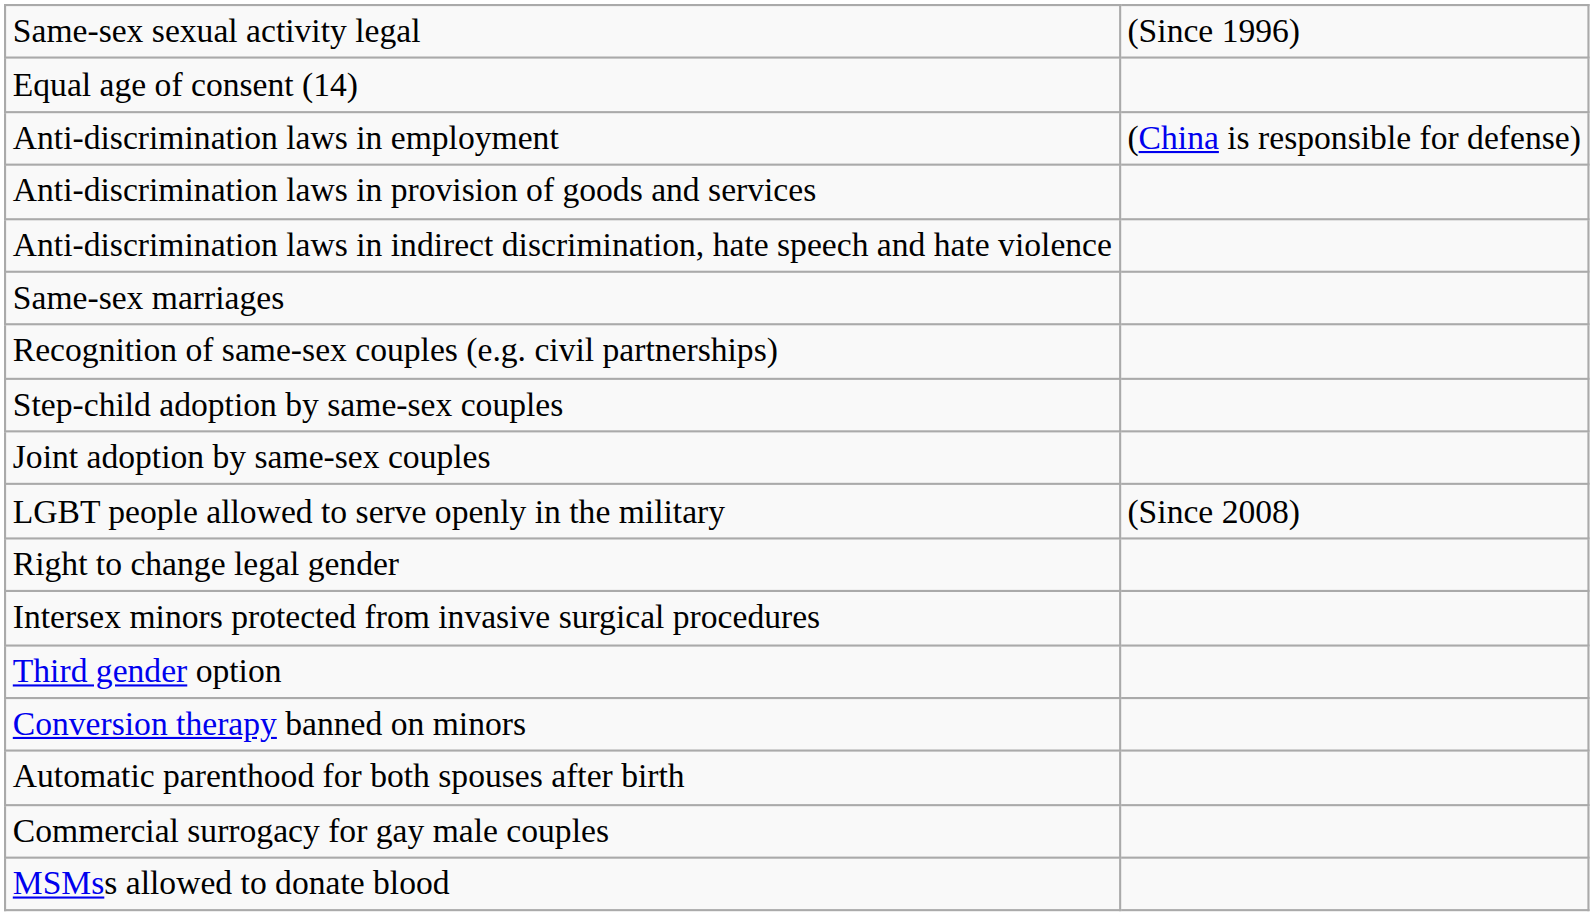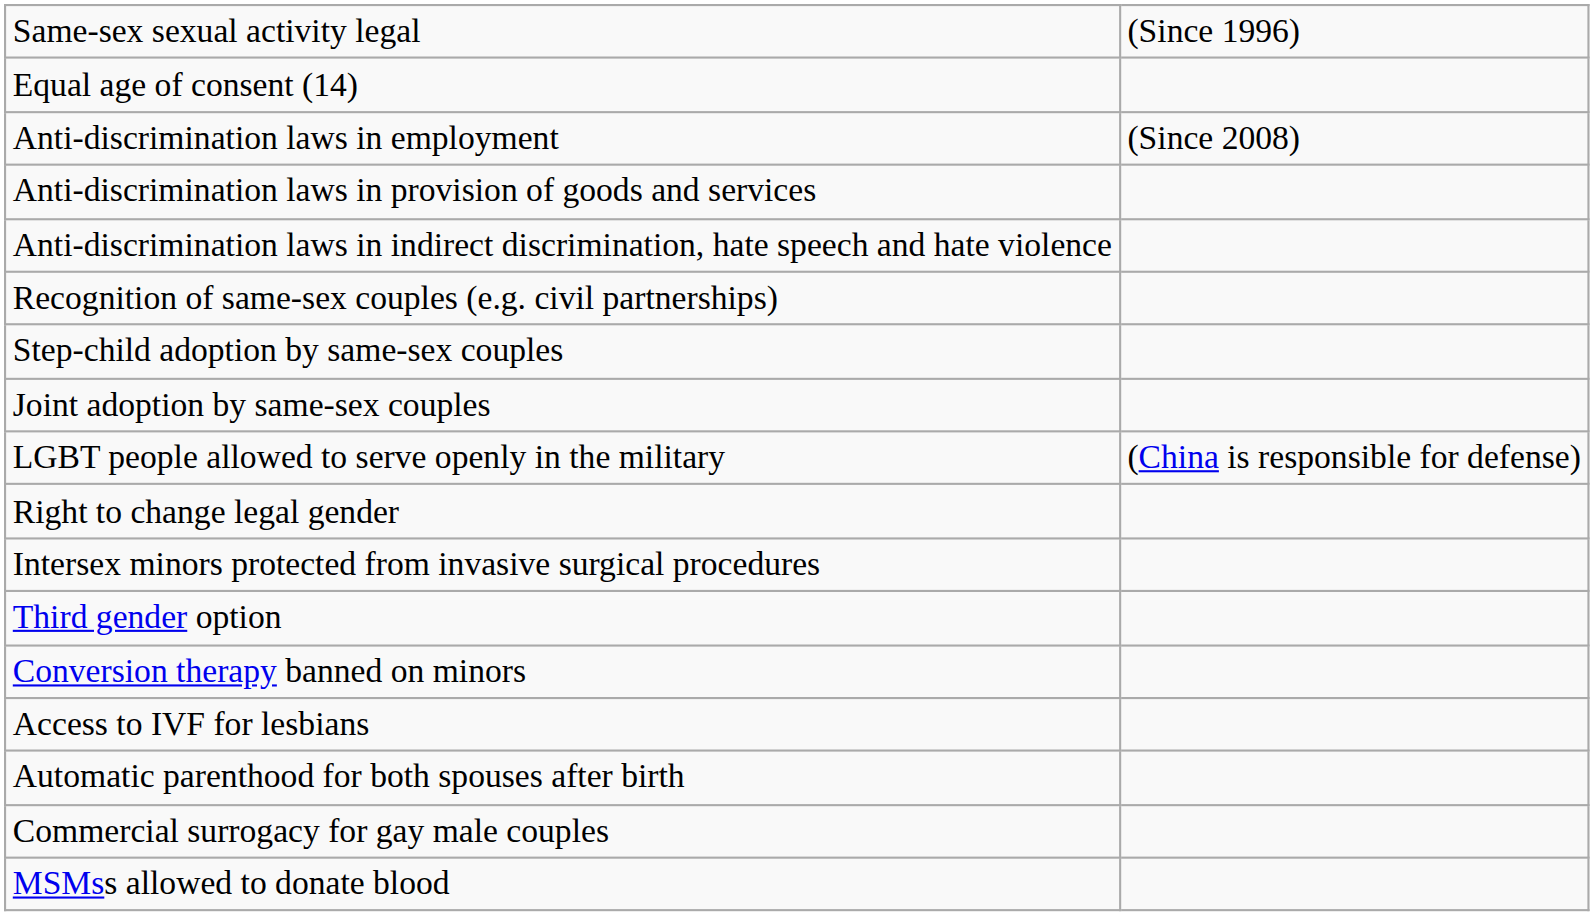(1354, 137) (China is responsible for defense) -> (1214, 137) (Since 2008)
- row: (149, 297)
(1214, 510) (Since 2008) -> (1354, 457) (China is responsible for defense)
+ row: (191, 723)
